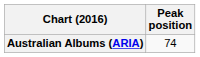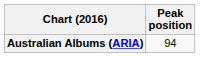(170, 43) 74 -> (170, 43) 94
